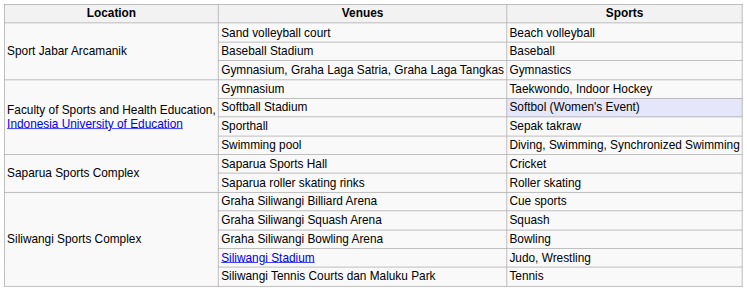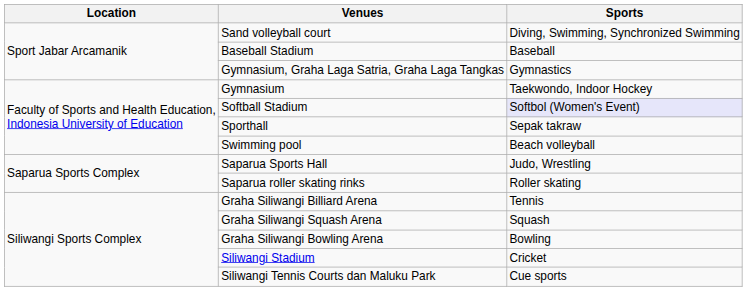(552, 32) Beach volleyball -> (625, 32) Diving, Swimming, Synchronized Swimming
(625, 145) Diving, Swimming, Synchronized Swimming -> (552, 145) Beach volleyball
(528, 164) Cricket -> (550, 164) Judo, Wrestling
(538, 201) Cue sports -> (527, 201) Tennis
(550, 257) Judo, Wrestling -> (528, 257) Cricket
(527, 276) Tennis -> (538, 276) Cue sports
